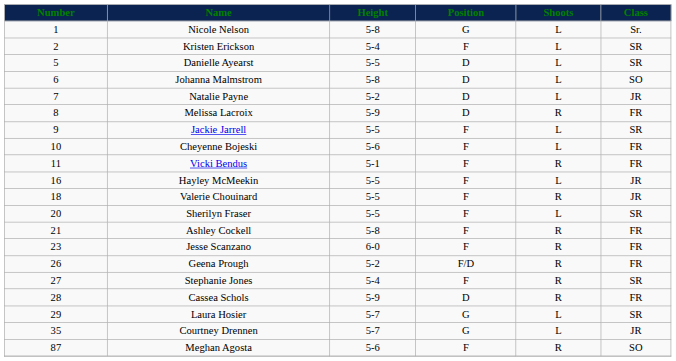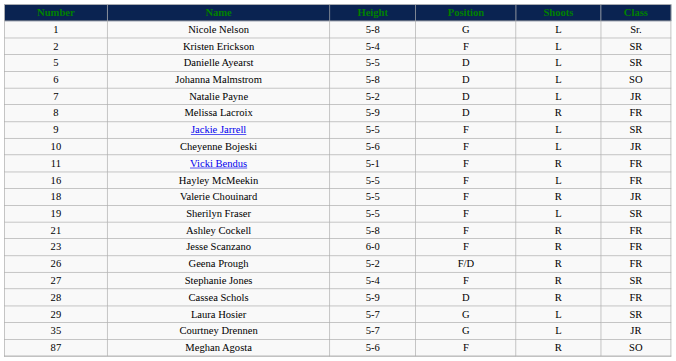(636, 146) FR -> (636, 146) JR
(636, 180) JR -> (636, 180) FR
(56, 213) 20 -> (56, 213) 19
